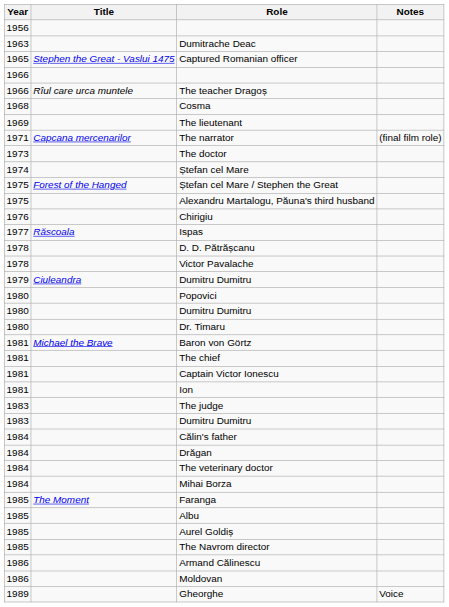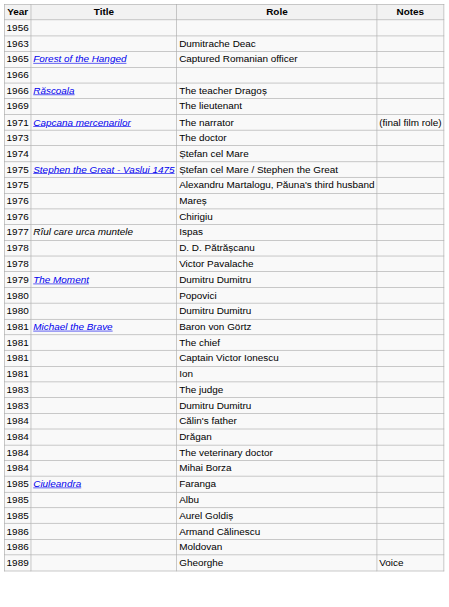(104, 59) Stephen the Great - Vaslui 1475 -> (80, 59) Forest of the Hanged
(83, 91) Rîul care urca muntele -> (54, 91) Răscoala
- row: (18, 106)
(80, 185) Forest of the Hanged -> (104, 169) Stephen the Great - Vaslui 1475
+ row: (18, 201)
(54, 232) Răscoala -> (83, 232) Rîul care urca muntele
(57, 279) Ciuleandra -> (61, 279) The Moment
- row: (18, 327)
(61, 500) The Moment -> (57, 484) Ciuleandra
- row: (18, 547)
